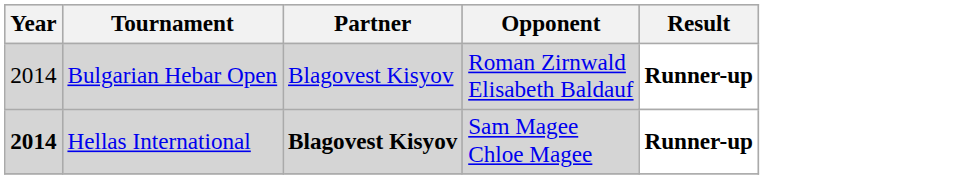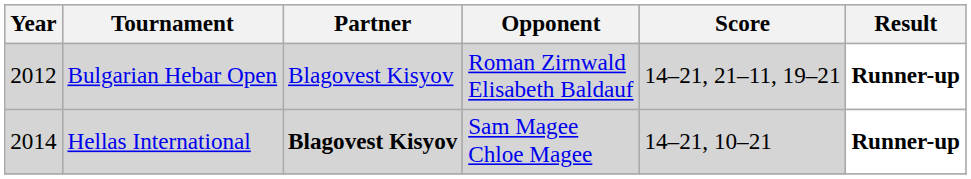+ column: (742, 24)
(33, 75) 2014 -> (33, 75) 2012
(33, 141) bold -> (33, 141) normal
